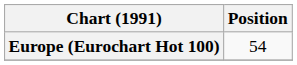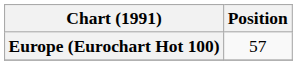(258, 45) 54 -> (258, 45) 57
